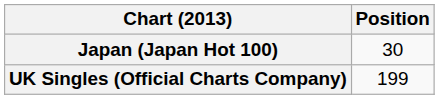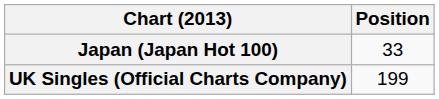(393, 49) 30 -> (393, 49) 33
